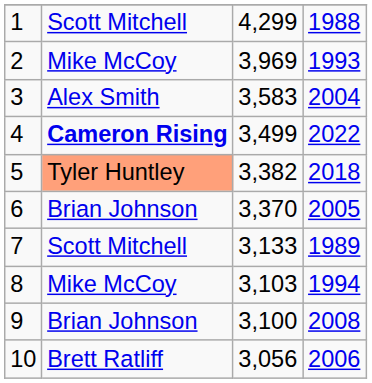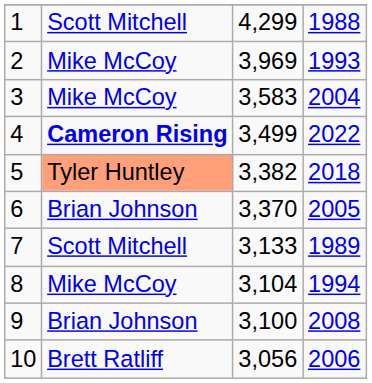(103, 97) Alex Smith -> (112, 97) Mike McCoy
(268, 284) 3,103 -> (268, 284) 3,104
